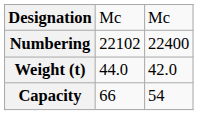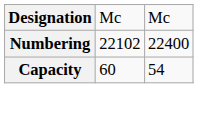- row: (50, 69)
(107, 95) 66 -> (107, 69) 60
